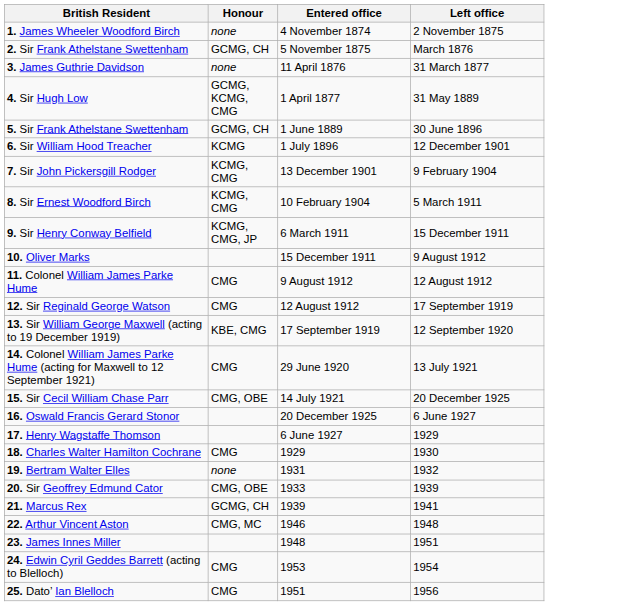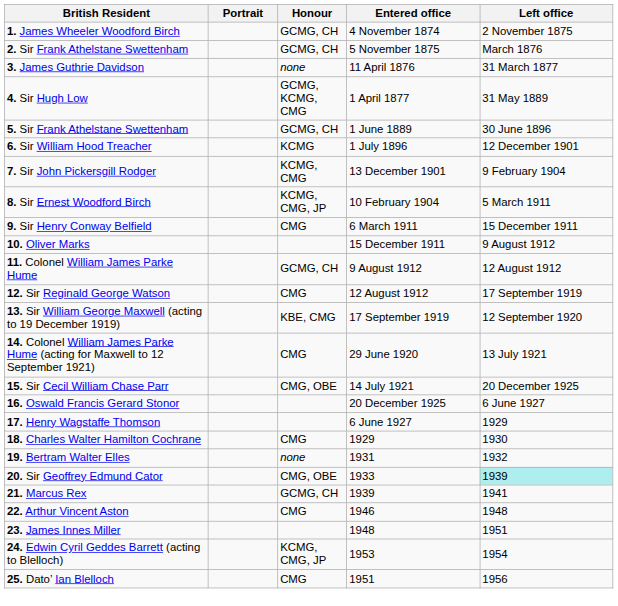+ column: (243, 13)
(224, 31) none -> (309, 31) GCMG, CH
(230, 202) KCMG, CMG -> (303, 202) KCMG, CMG, JP
(234, 233) KCMG, CMG, JP -> (293, 226) CMG
(224, 281) CMG -> (309, 269) GCMG, CH
(426, 488) no background -> (495, 476) paleturquoise background
(236, 524) CMG, MC -> (293, 512) CMG
(224, 567) CMG -> (303, 554) KCMG, CMG, JP
